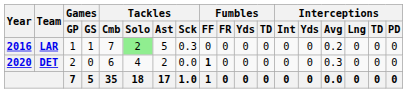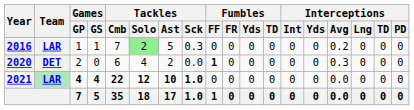+ row: (19, 80)
